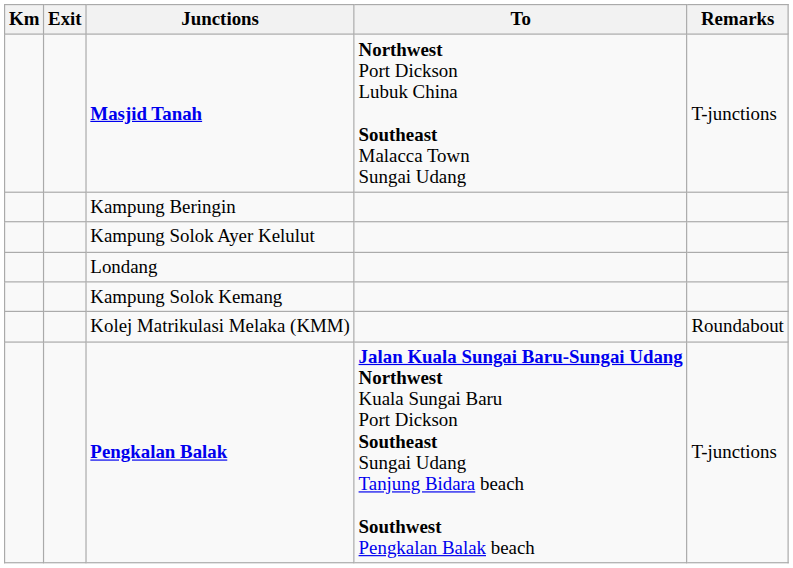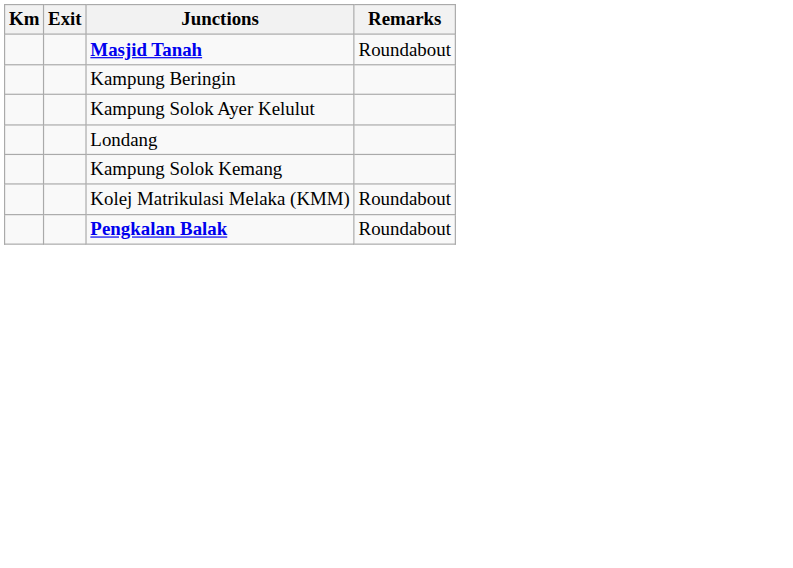- column: (521, 19)
(734, 113) T-junctions -> (405, 49) Roundabout
(734, 452) T-junctions -> (405, 229) Roundabout
